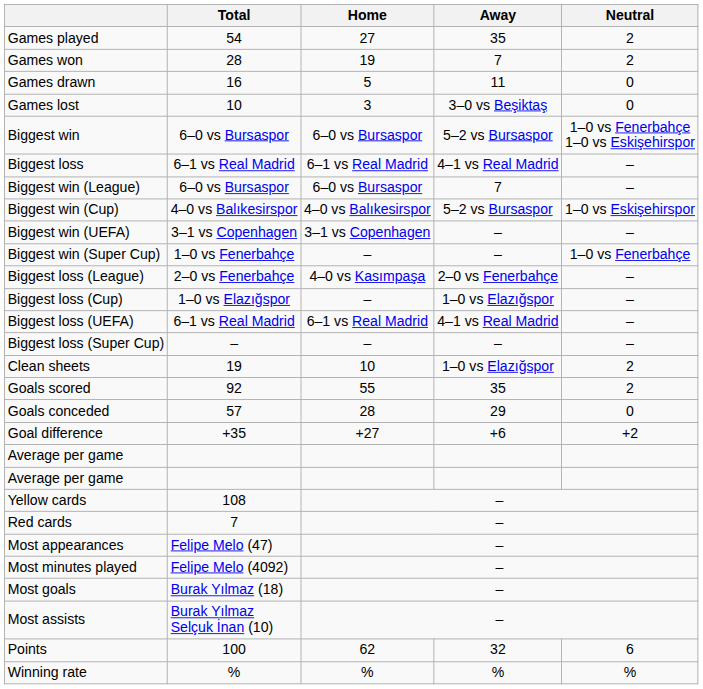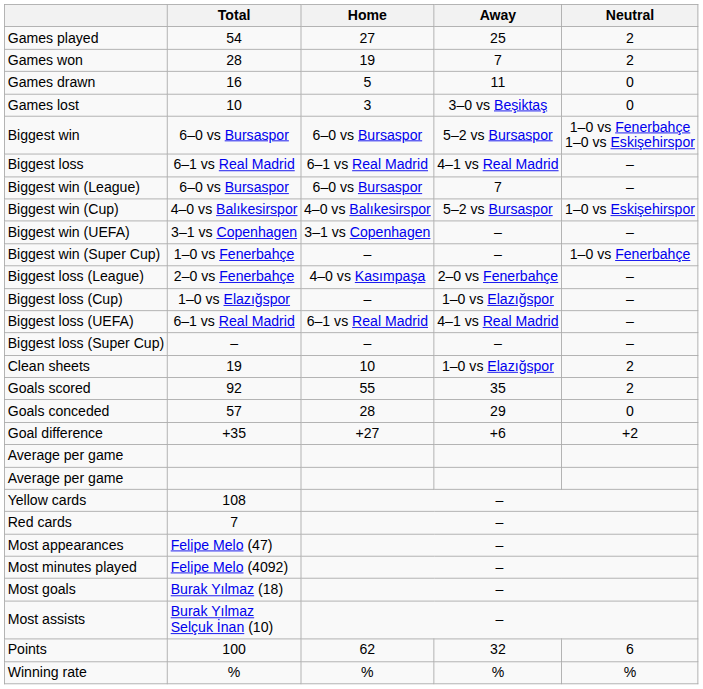(498, 37) 35 -> (498, 37) 25
